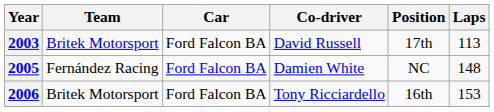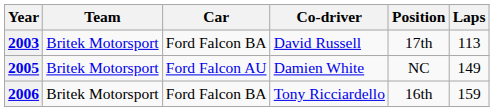(102, 68) Fernández Racing -> (102, 68) Britek Motorsport
(216, 68) Ford Falcon BA -> (216, 68) Ford Falcon AU
(469, 68) 148 -> (469, 68) 149
(469, 94) 153 -> (469, 94) 159
